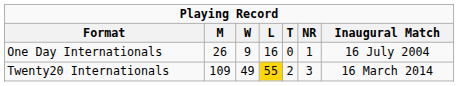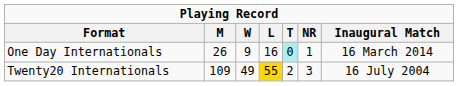(290, 52) no background -> (290, 52) paleturquoise background
(387, 52) 16 July 2004 -> (387, 52) 16 March 2014
(387, 71) 16 March 2014 -> (387, 71) 16 July 2004
